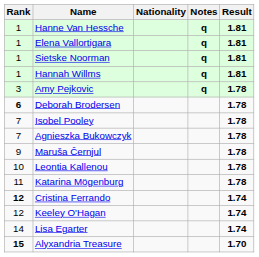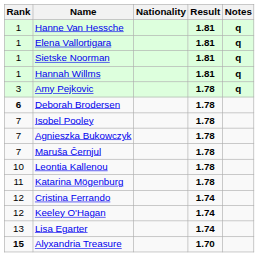columns swapped: (237, 12) <-> (204, 12)
(18, 151) 9 -> (18, 151) 7
(18, 197) bold -> (18, 197) normal
(18, 228) 14 -> (18, 228) 13
